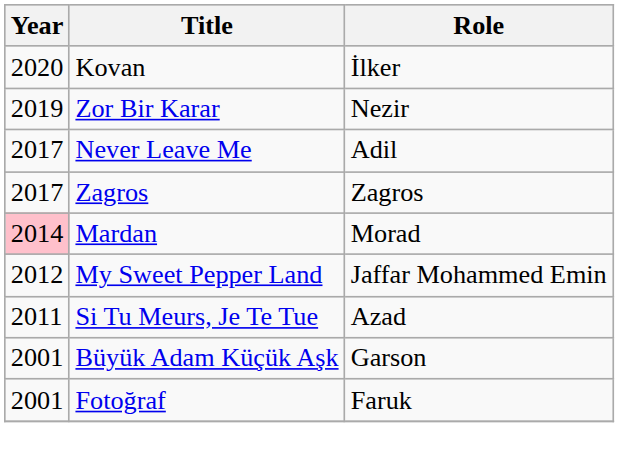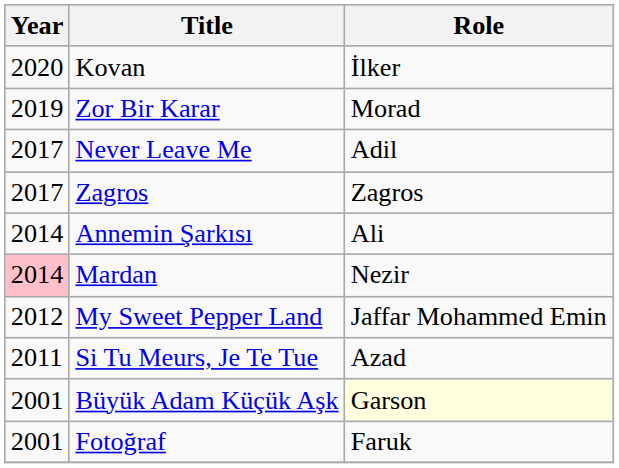(380, 108) Nezir -> (386, 108) Morad
+ row: (164, 233)
(386, 233) Morad -> (380, 274) Nezir
(389, 358) no background -> (389, 399) lightyellow background
